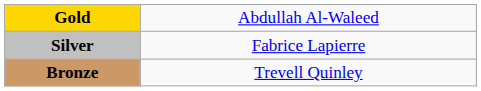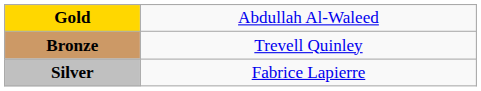rows swapped: (72, 45) <-> (72, 72)
